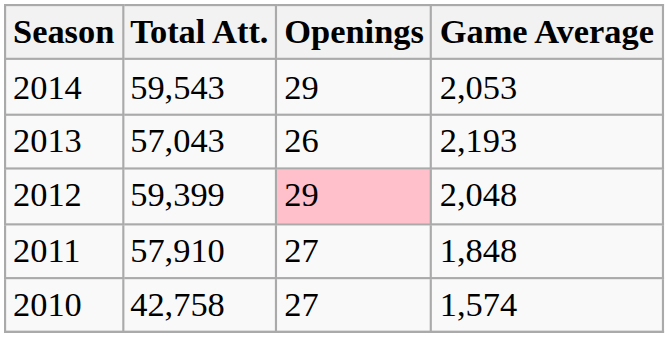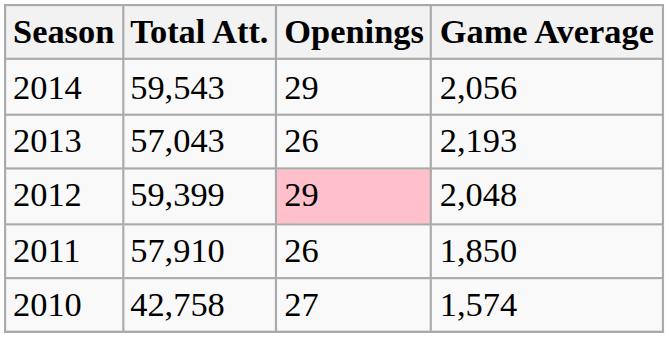(478, 86) 2,053 -> (478, 86) 2,056
(302, 250) 27 -> (302, 250) 26
(478, 250) 1,848 -> (478, 250) 1,850
